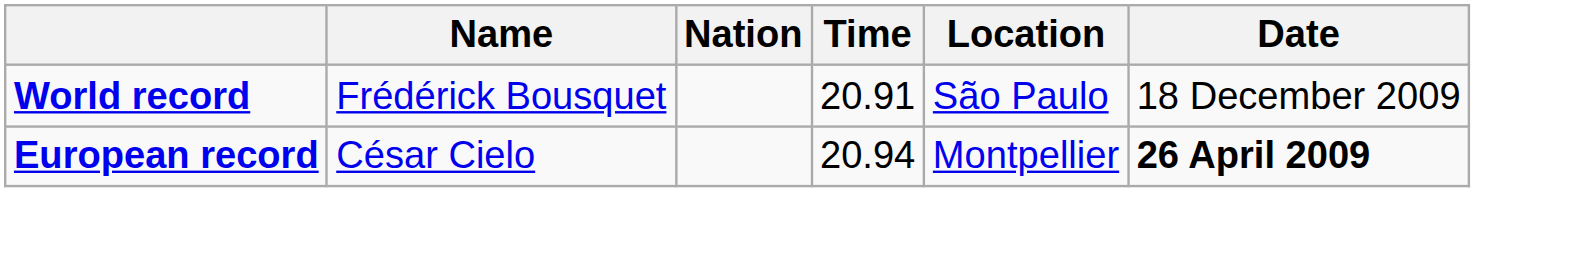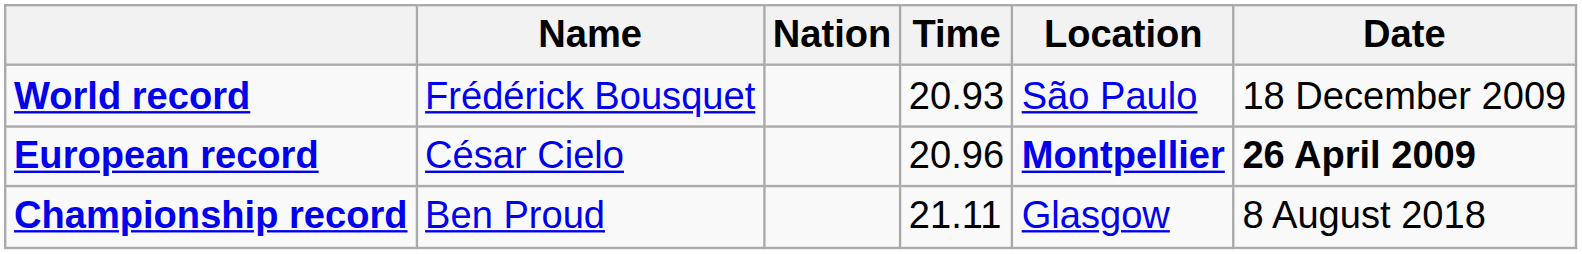(868, 95) 20.91 -> (957, 95) 20.93
(868, 155) 20.94 -> (957, 155) 20.96
(1026, 155) normal -> (1123, 155) bold
+ row: (211, 215)
